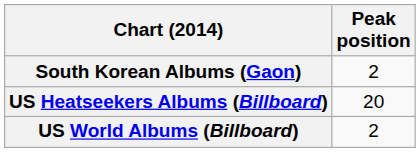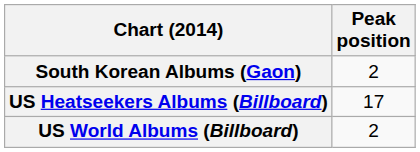(374, 101) 20 -> (374, 101) 17
